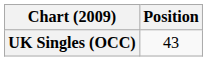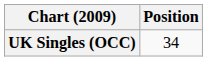(171, 42) 43 -> (171, 42) 34
